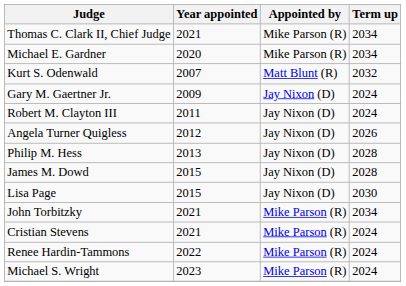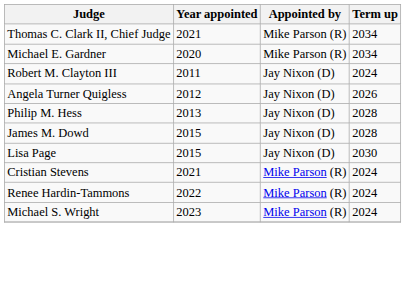- row: (53, 73)
- row: (59, 93)
- row: (45, 212)
